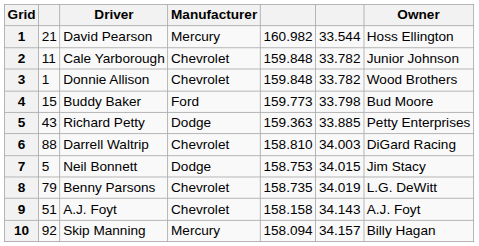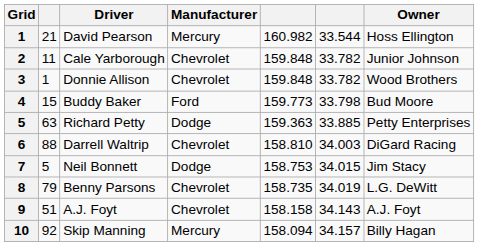(49, 123) 43 -> (49, 123) 63
